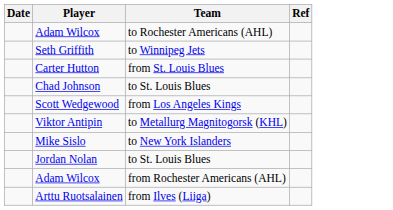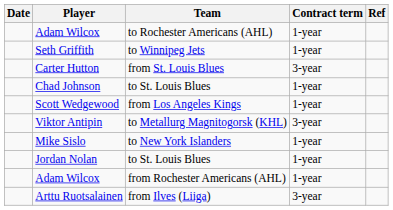+ column: (327, 13)
